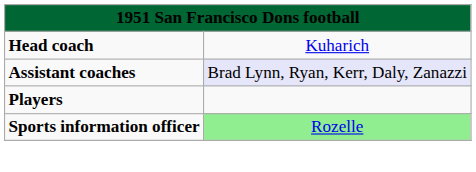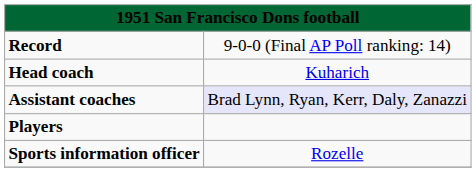+ row: (35, 45)
(337, 126) lightgreen background -> (337, 153) no background
